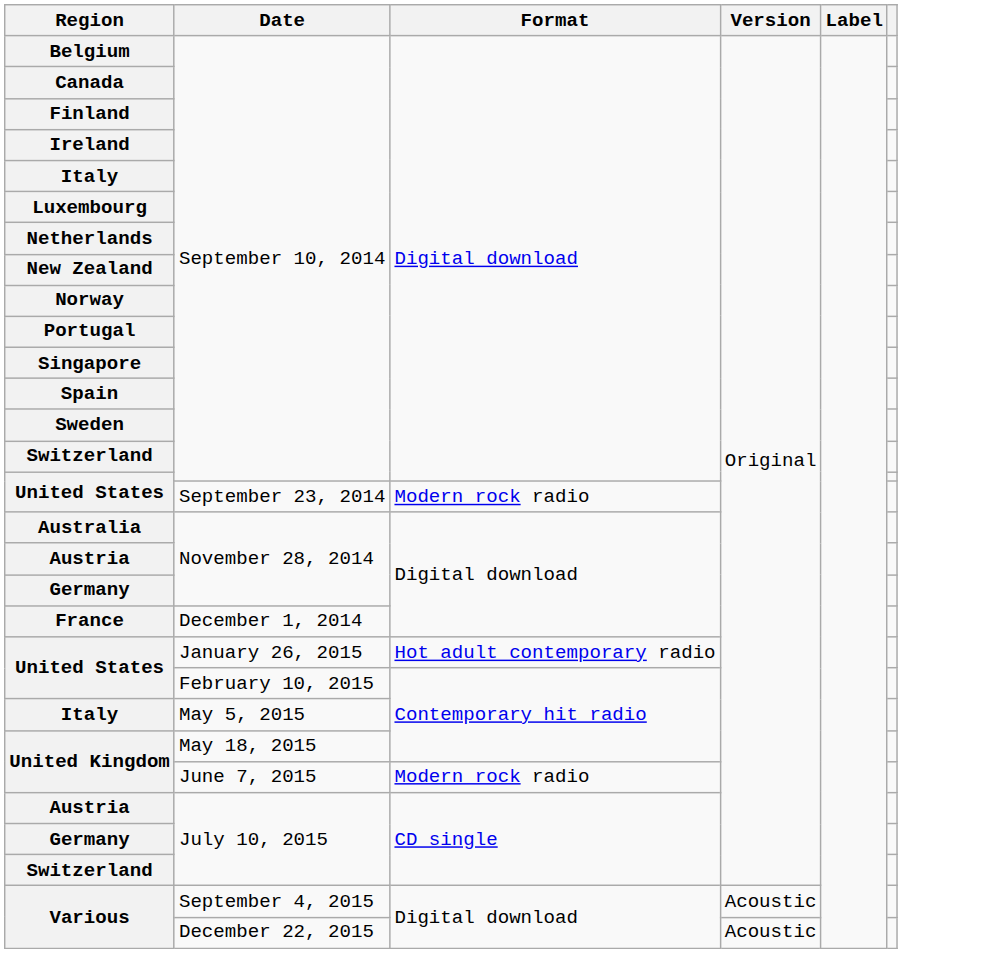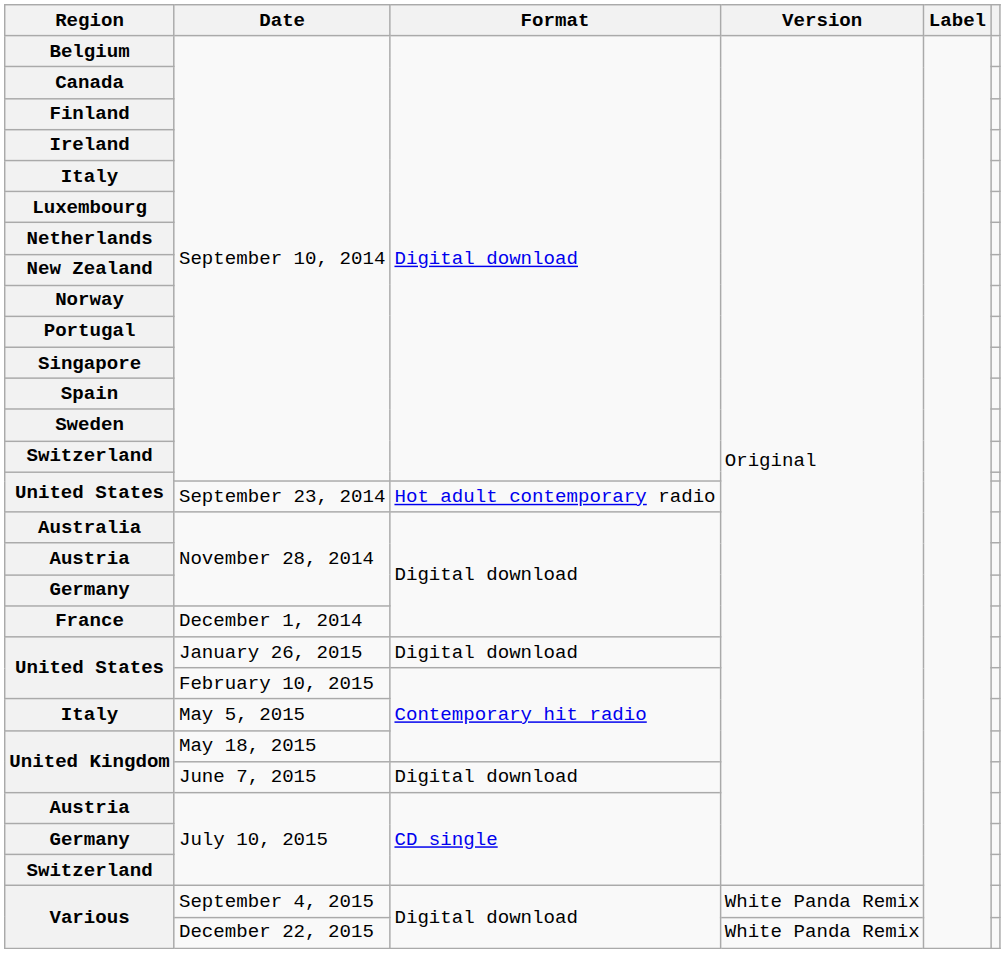(492, 497) Modern rock radio -> (555, 497) Hot adult contemporary radio
(555, 652) Hot adult contemporary radio -> (486, 652) Digital download
(492, 777) Modern rock radio -> (486, 777) Digital download
(771, 901) Acoustic -> (822, 901) White Panda Remix
(771, 933) Acoustic -> (822, 933) White Panda Remix
